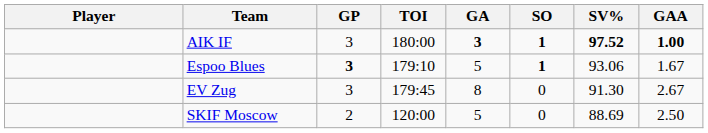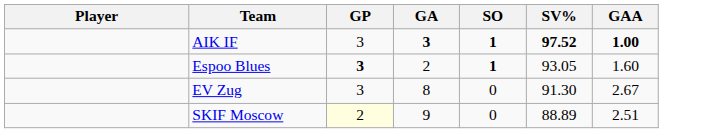- column: (413, 16)
(478, 66) 5 -> (426, 66) 2
(606, 66) 93.06 -> (559, 66) 93.05
(671, 66) 1.67 -> (626, 66) 1.60
(349, 115) no background -> (360, 115) lightyellow background
(478, 115) 5 -> (426, 115) 9
(606, 115) 88.69 -> (559, 115) 88.89
(671, 115) 2.50 -> (626, 115) 2.51
